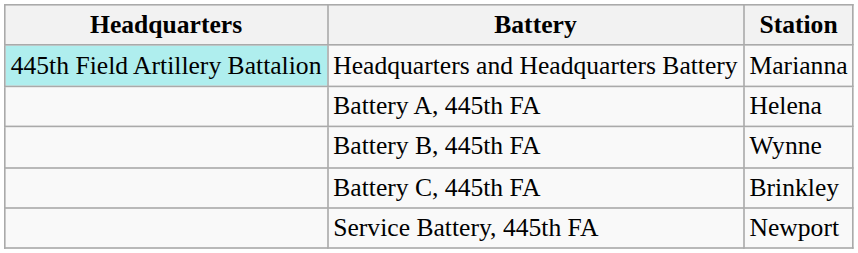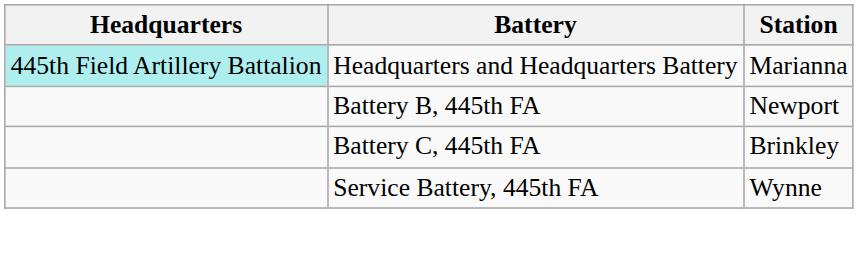- row: (437, 106)
(786, 146) Wynne -> (794, 106) Newport
(794, 227) Newport -> (786, 187) Wynne
